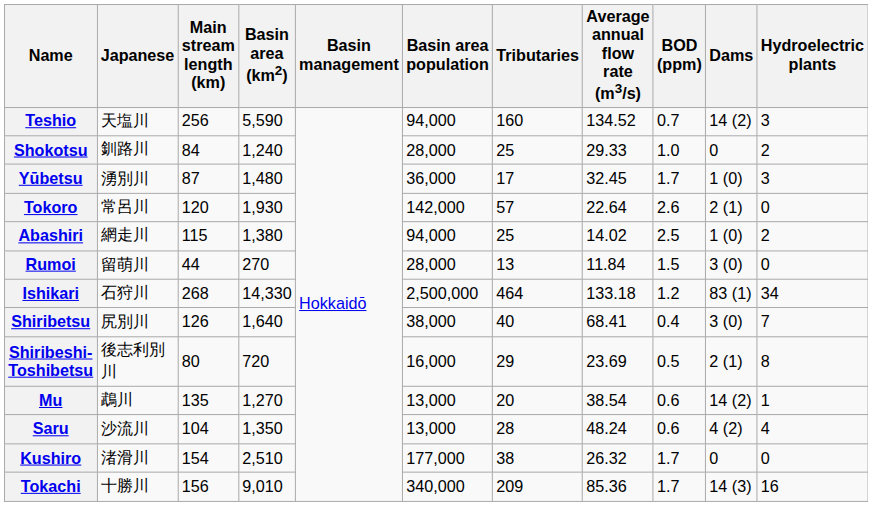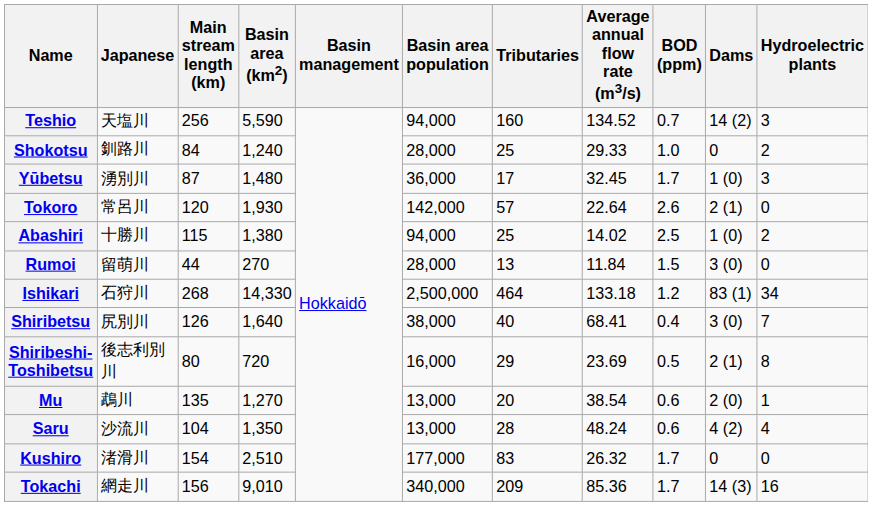(125, 235) 網走川 -> (125, 235) 十勝川
(730, 400) 14 (2) -> (726, 400) 2 (0)
(505, 458) 38 -> (505, 458) 83
(125, 486) 十勝川 -> (125, 486) 網走川
